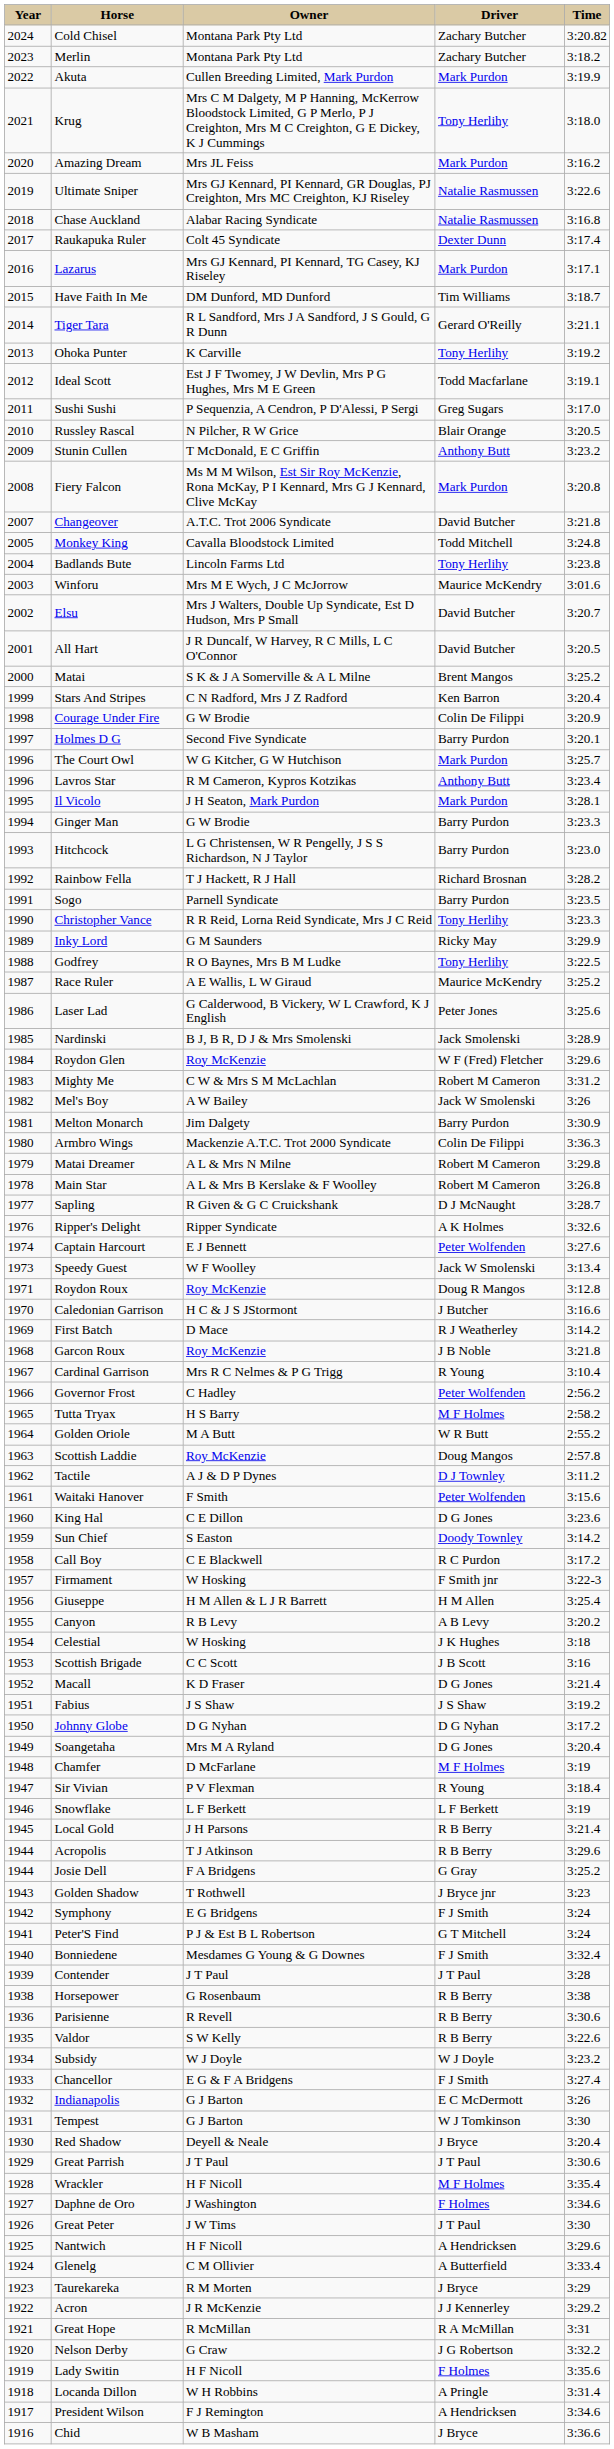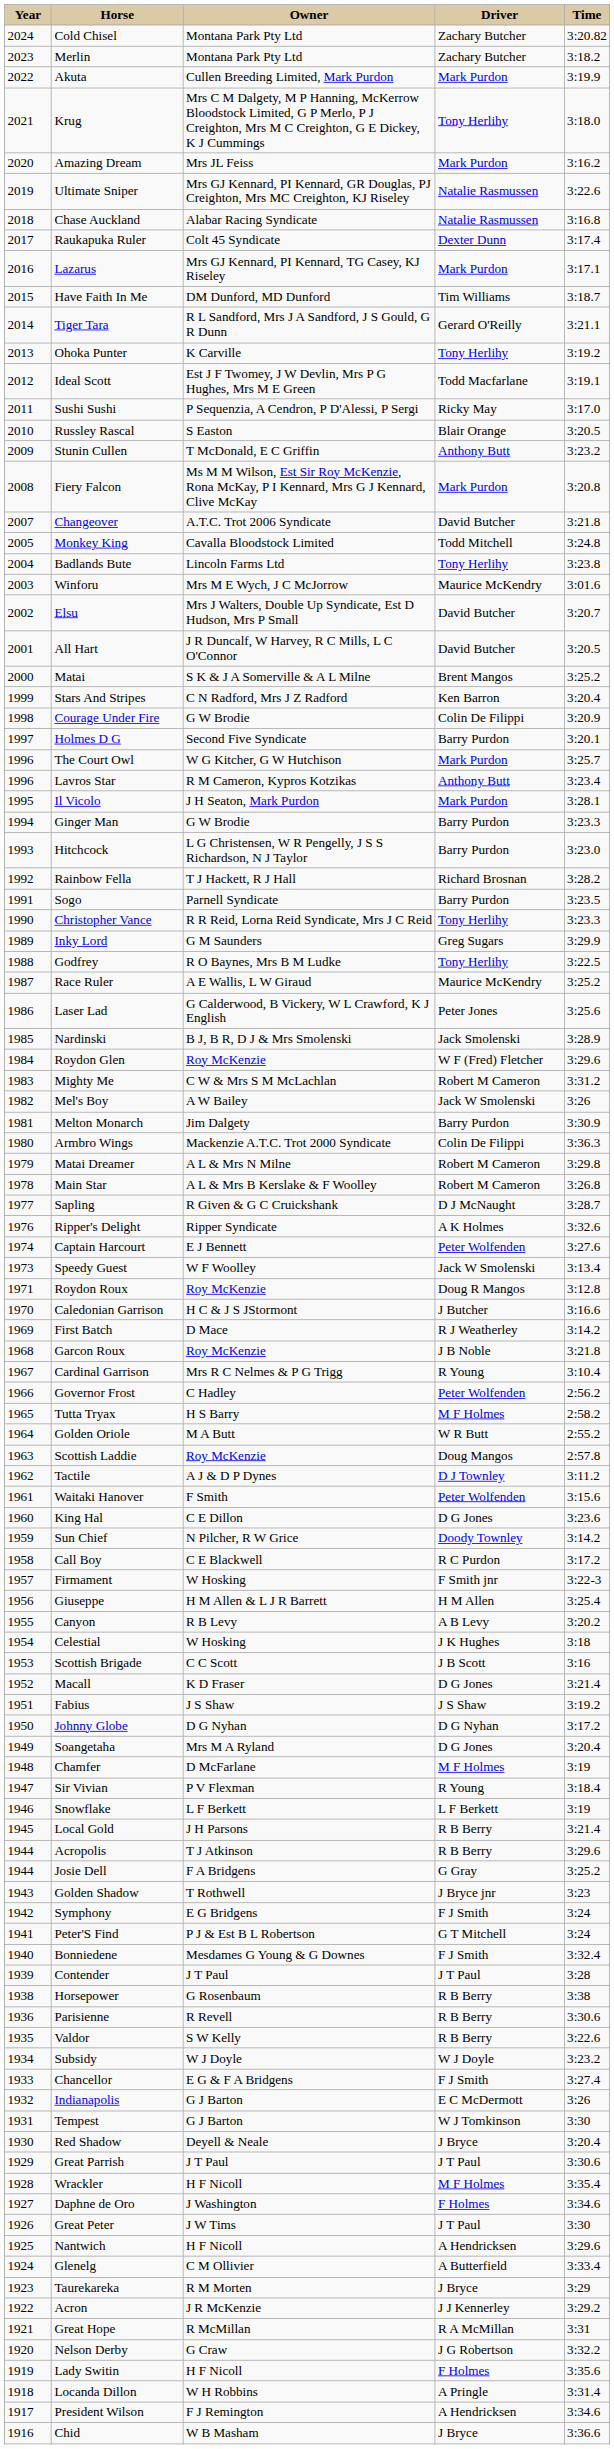(471, 409) Greg Sugars -> (467, 409) Ricky May
(242, 430) N Pilcher, R W Grice -> (209, 430) S Easton
(467, 941) Ricky May -> (471, 941) Greg Sugars
(209, 1538) S Easton -> (242, 1538) N Pilcher, R W Grice
